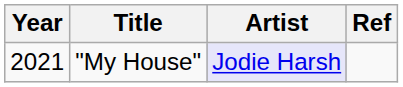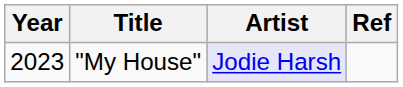(37, 61) 2021 -> (37, 61) 2023
